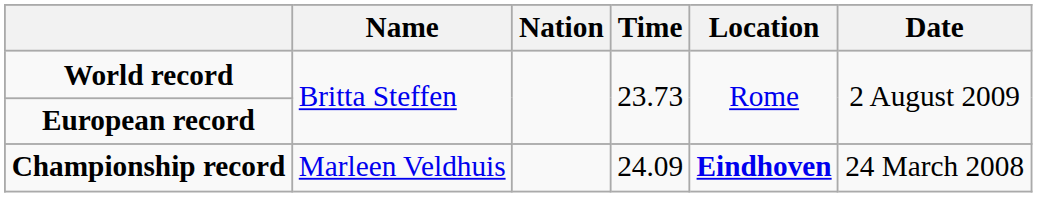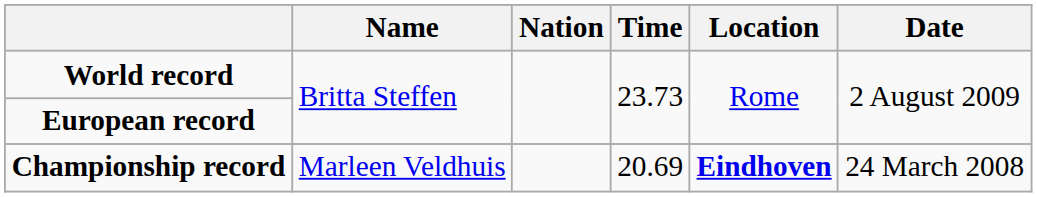(650, 167) 24.09 -> (650, 167) 20.69
